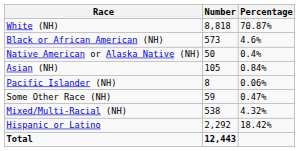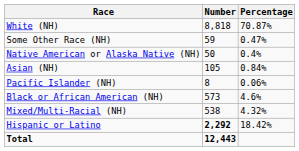rows swapped: (85, 40) <-> (59, 97)
(218, 125) normal -> (218, 125) bold
